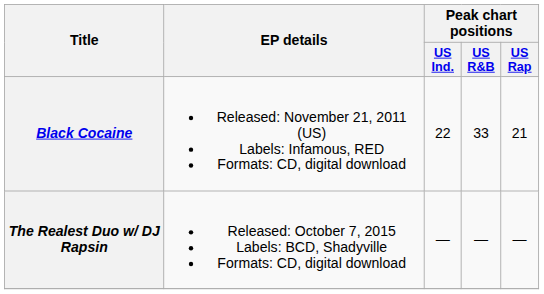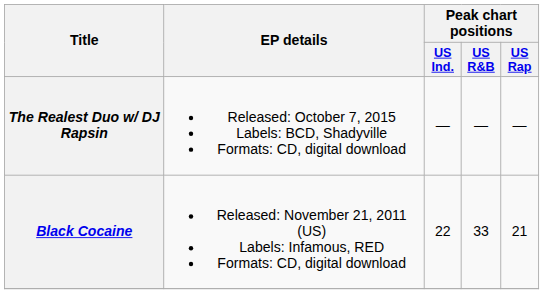rows swapped: (84, 133) <-> (84, 239)
